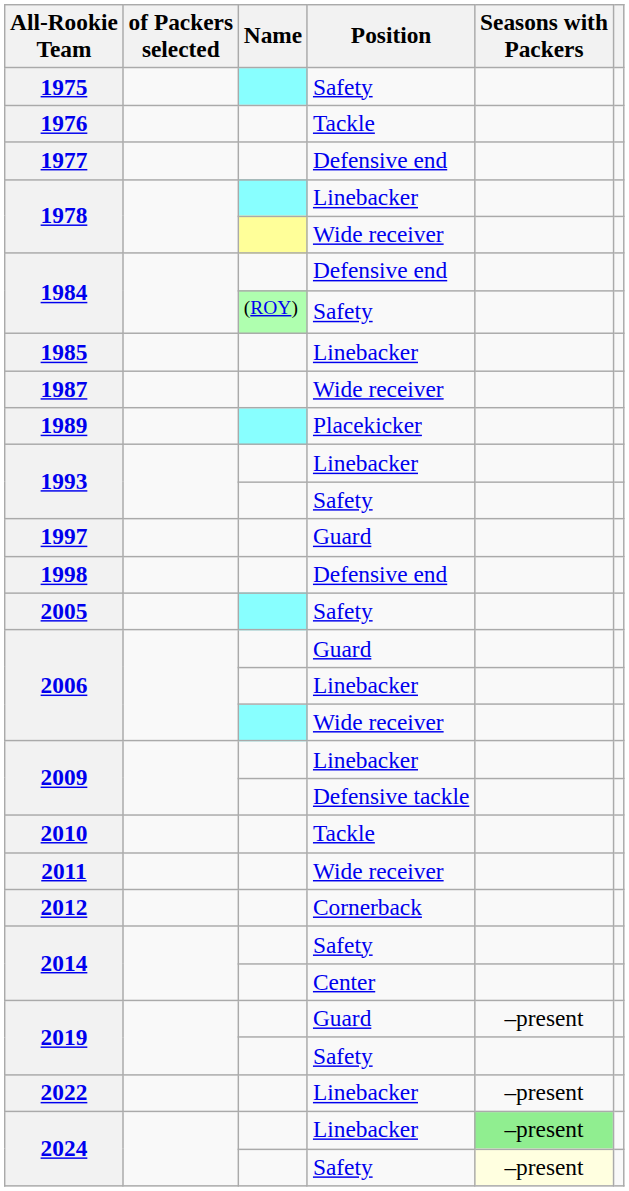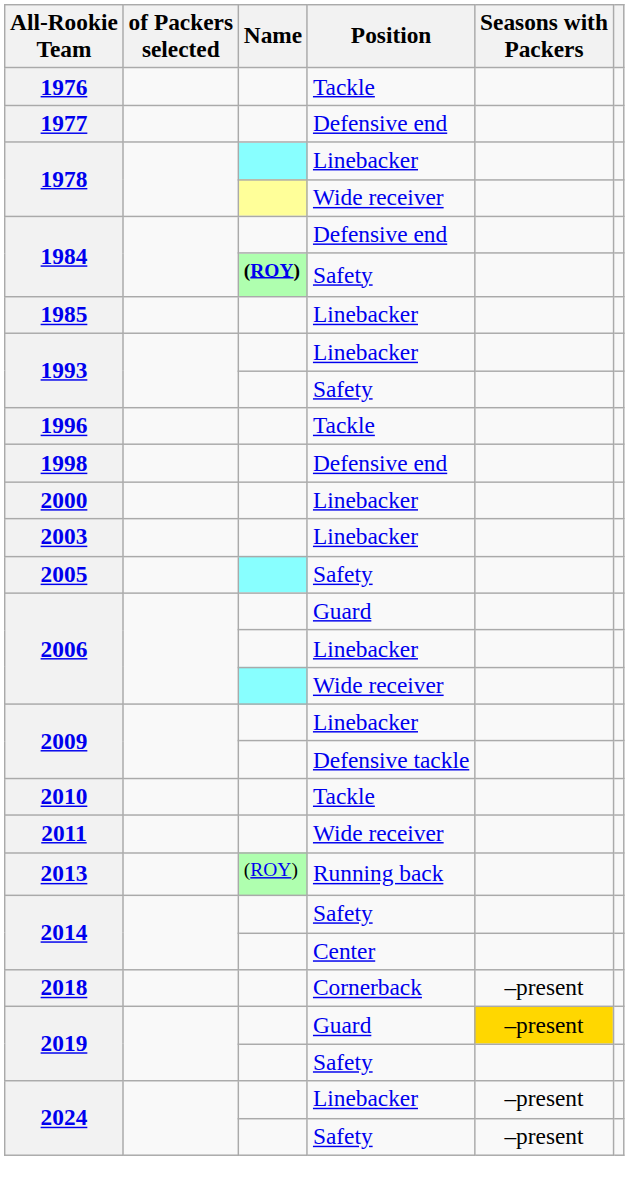- row: (64, 86)
(271, 307) normal -> (272, 274) bold
- row: (64, 389)
- row: (64, 426)
+ row: (64, 426)
- row: (64, 537)
+ row: (64, 500)
+ row: (64, 537)
- row: (64, 907)
+ row: (64, 873)
+ row: (64, 988)
(544, 1018) no background -> (544, 1025) gold background
- row: (64, 1092)
(544, 1130) lightgreen background -> (544, 1099) no background
(544, 1167) lightyellow background -> (544, 1136) no background
